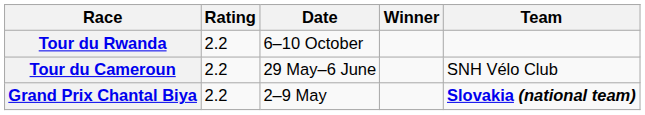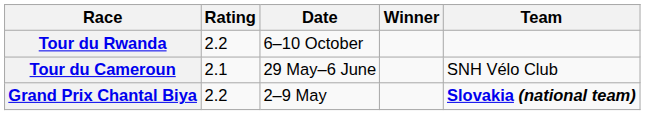(216, 69) 2.2 -> (216, 69) 2.1
